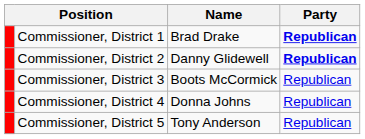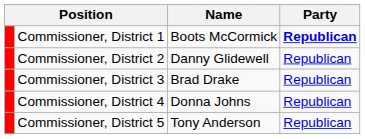(205, 36) Brad Drake -> (224, 36) Boots McCormick
(320, 58) bold -> (317, 58) normal
(224, 79) Boots McCormick -> (205, 79) Brad Drake
